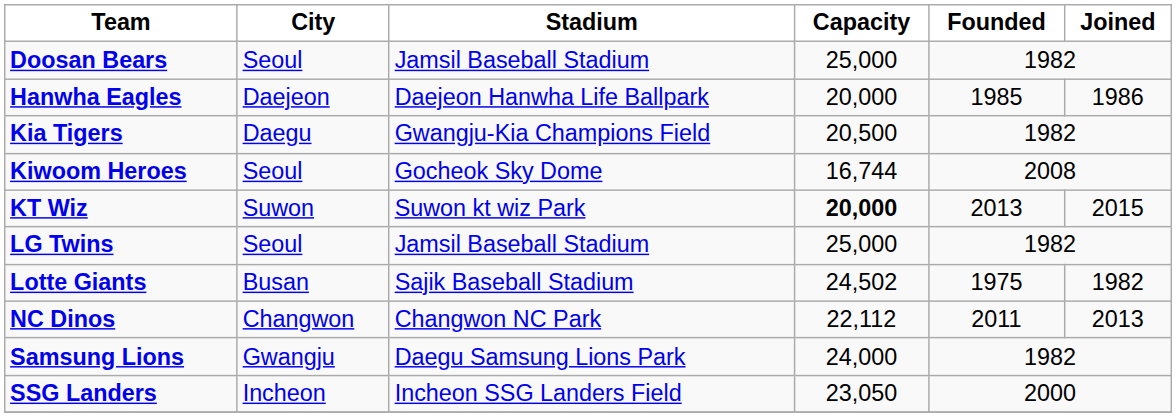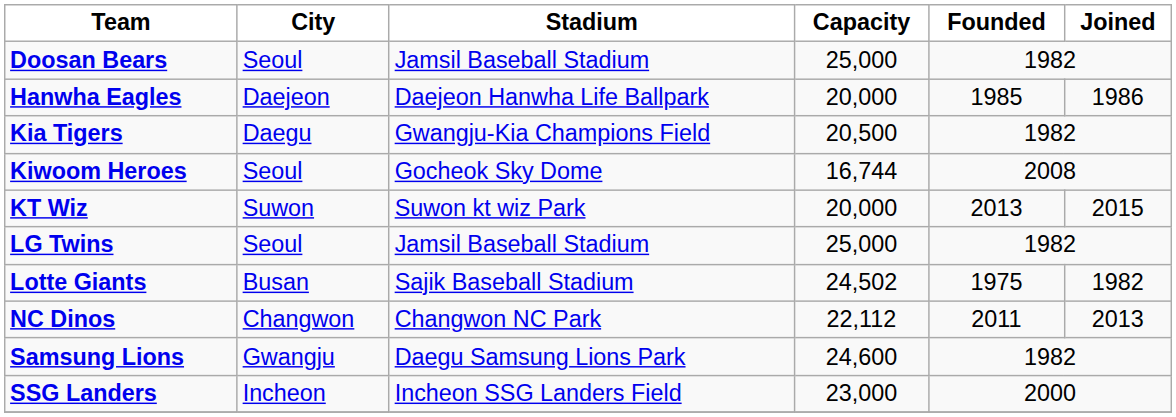(861, 208) bold -> (861, 208) normal
(861, 356) 24,000 -> (861, 356) 24,600
(861, 393) 23,050 -> (861, 393) 23,000
